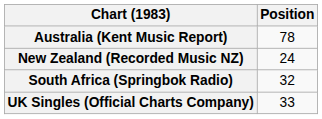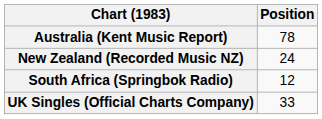(287, 80) 32 -> (287, 80) 12
